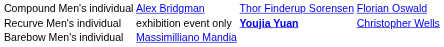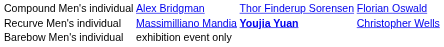(184, 23) exhibition event only -> (186, 23) Massimilliano Mandia
(186, 38) Massimilliano Mandia -> (184, 38) exhibition event only
